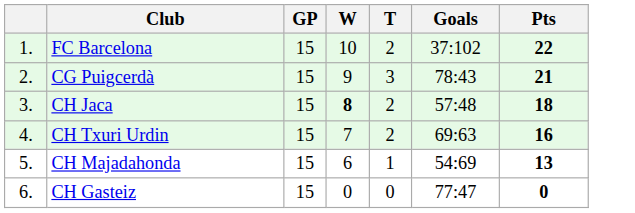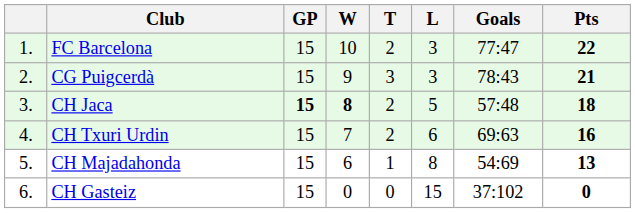+ column: (433, 18)
(456, 47) 37:102 -> (498, 47) 77:47
(305, 105) normal -> (305, 105) bold
(456, 192) 77:47 -> (498, 192) 37:102
